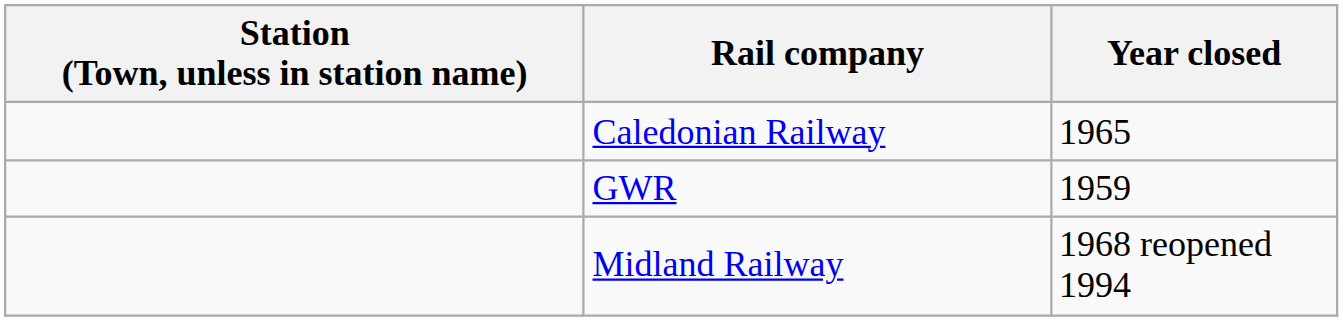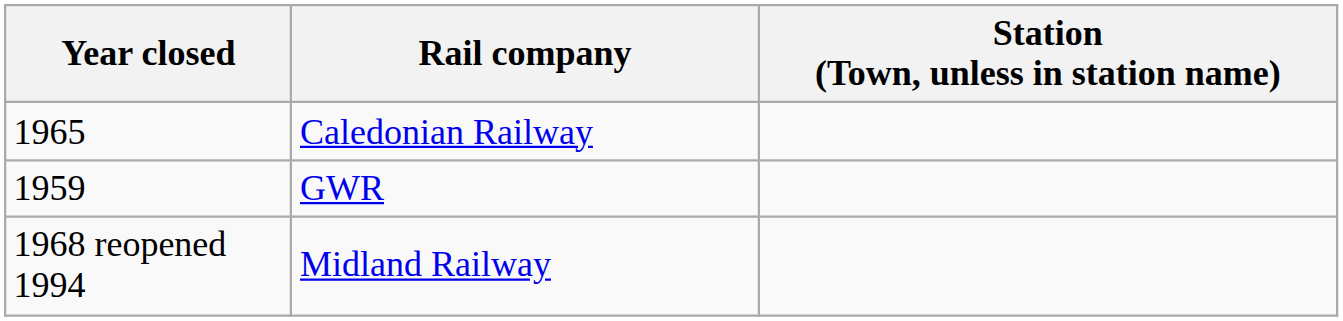columns swapped: (295, 53) <-> (1194, 53)
